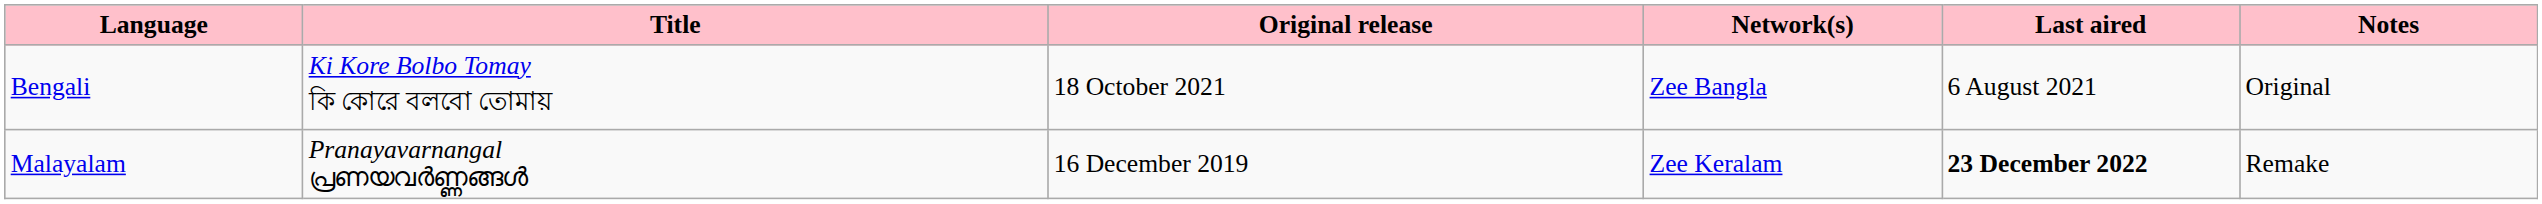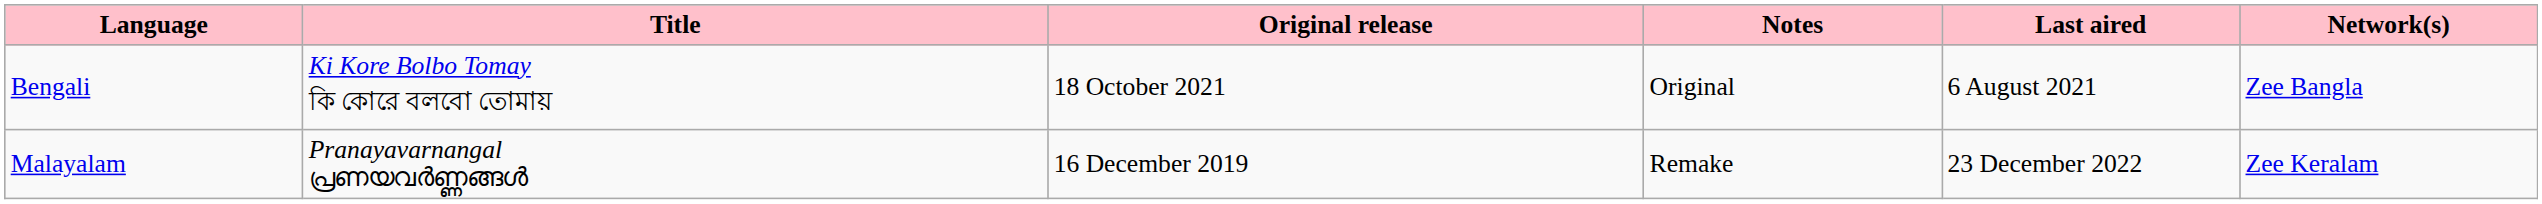columns swapped: (1793, 24) <-> (2389, 24)
(2048, 163) bold -> (2045, 163) normal
